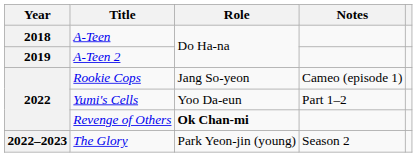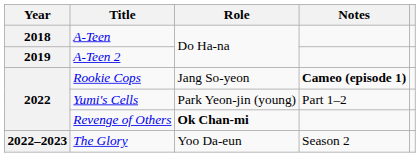(352, 78) normal -> (354, 78) bold
(210, 99) Yoo Da-eun -> (237, 99) Park Yeon-jin (young)
(237, 141) Park Yeon-jin (young) -> (210, 141) Yoo Da-eun
